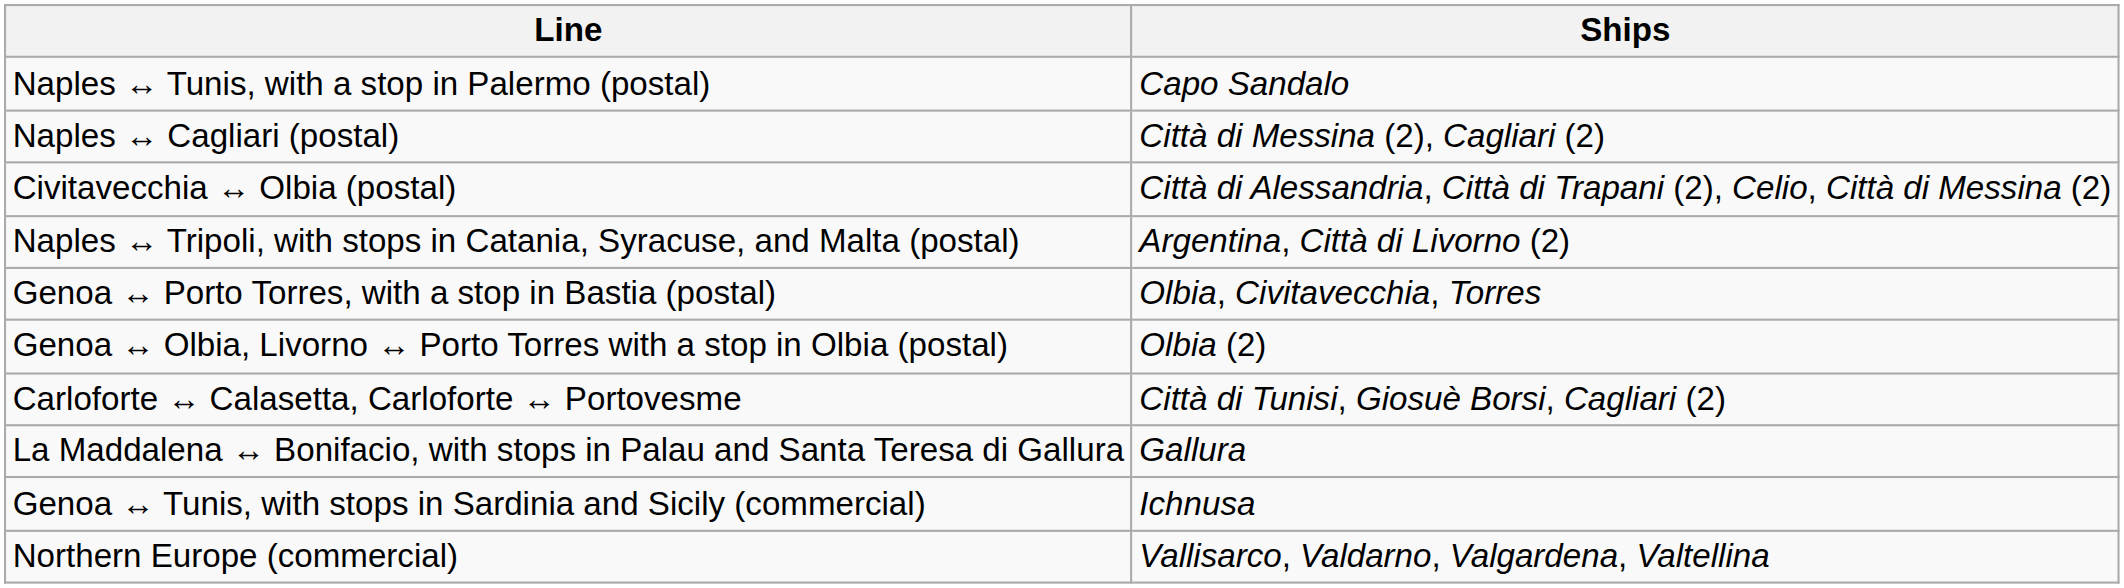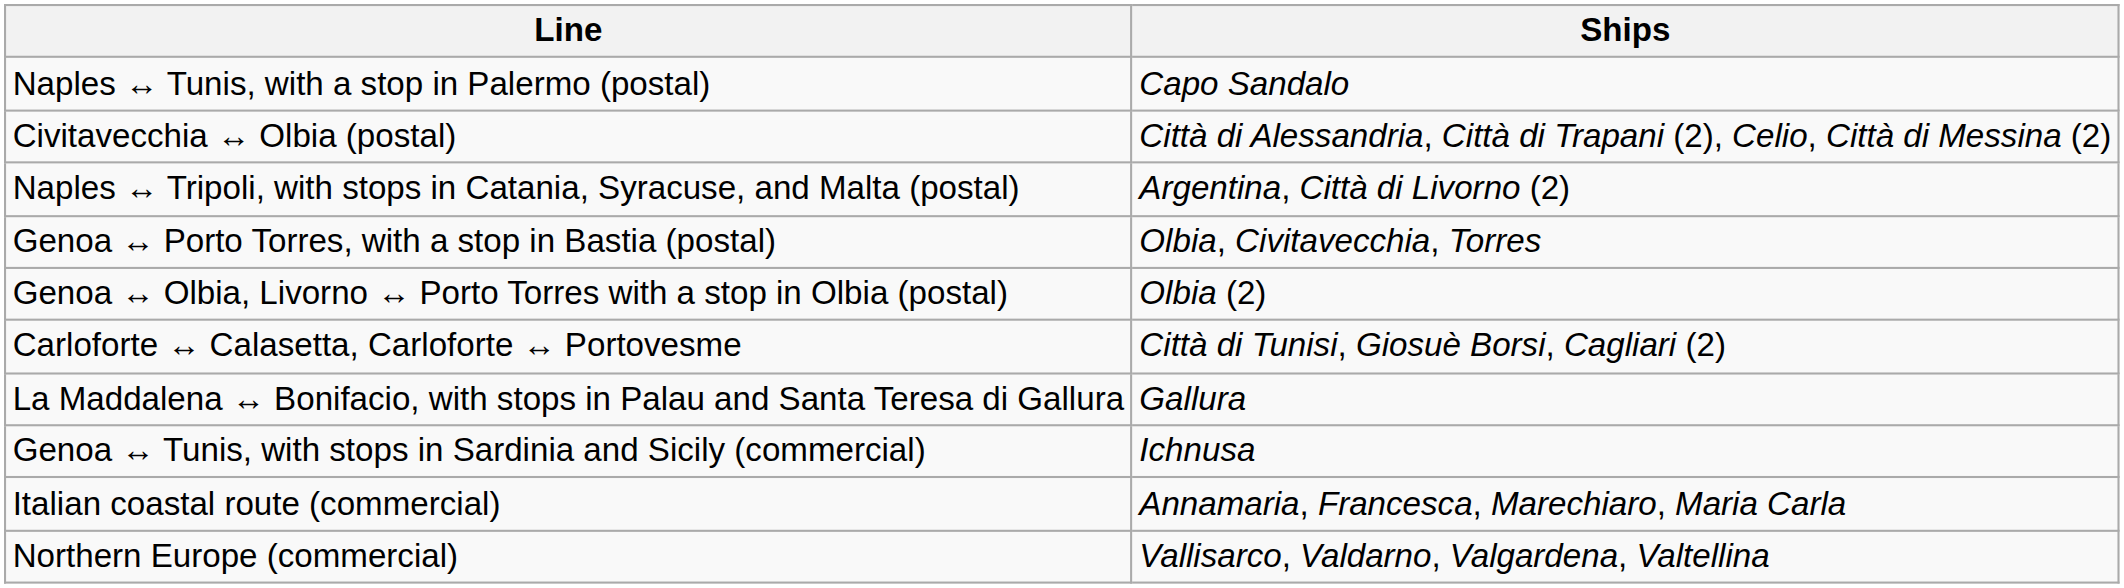- row: (206, 135)
+ row: (257, 503)
